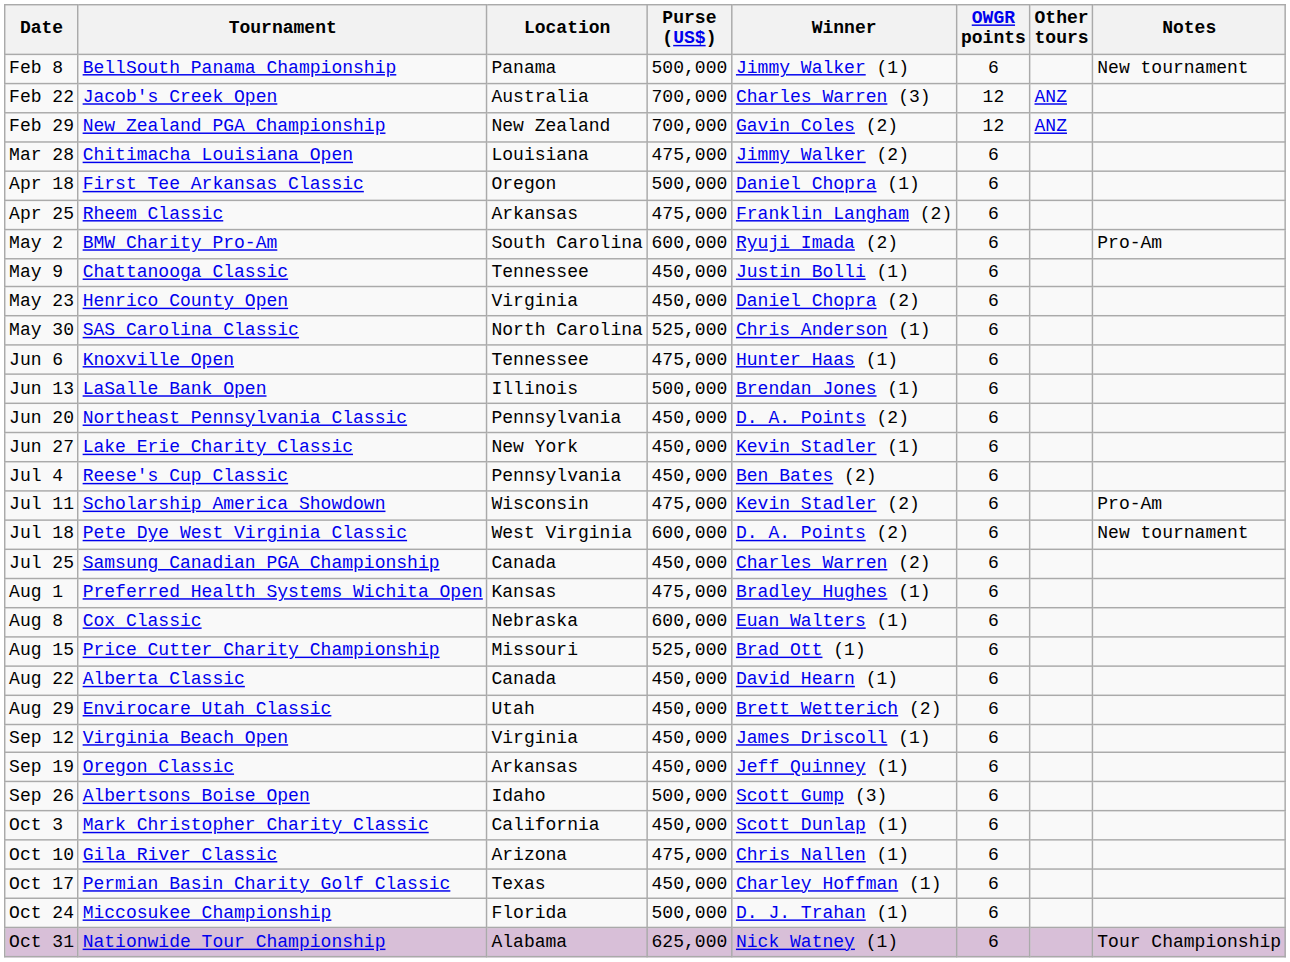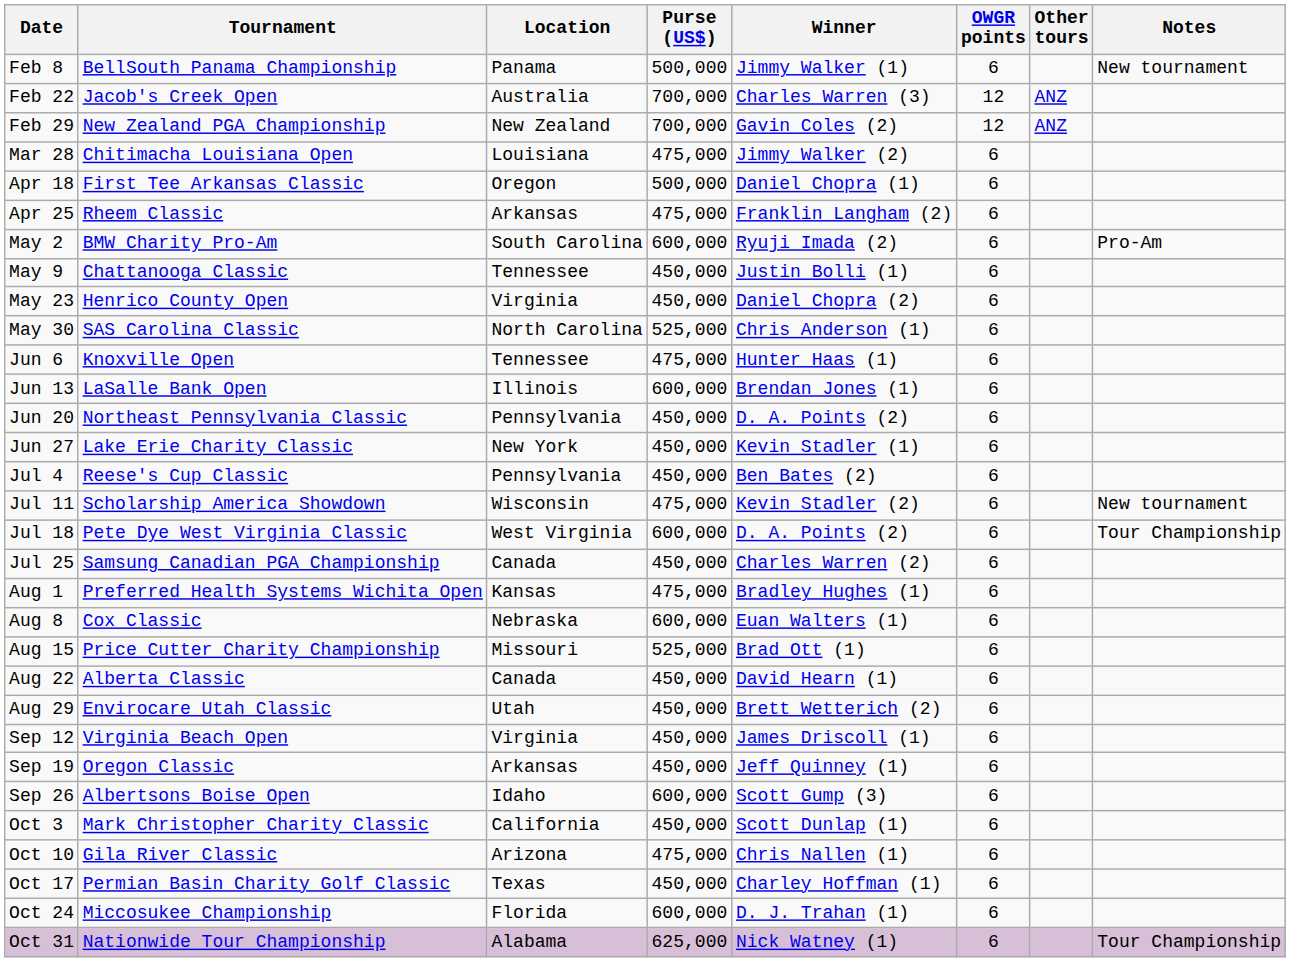(689, 389) 500,000 -> (689, 389) 600,000
(1130, 506) Pro-Am -> (1173, 506) New tournament
(1173, 535) New tournament -> (1189, 535) Tour Championship
(689, 797) 500,000 -> (689, 797) 600,000
(689, 913) 500,000 -> (689, 913) 600,000
